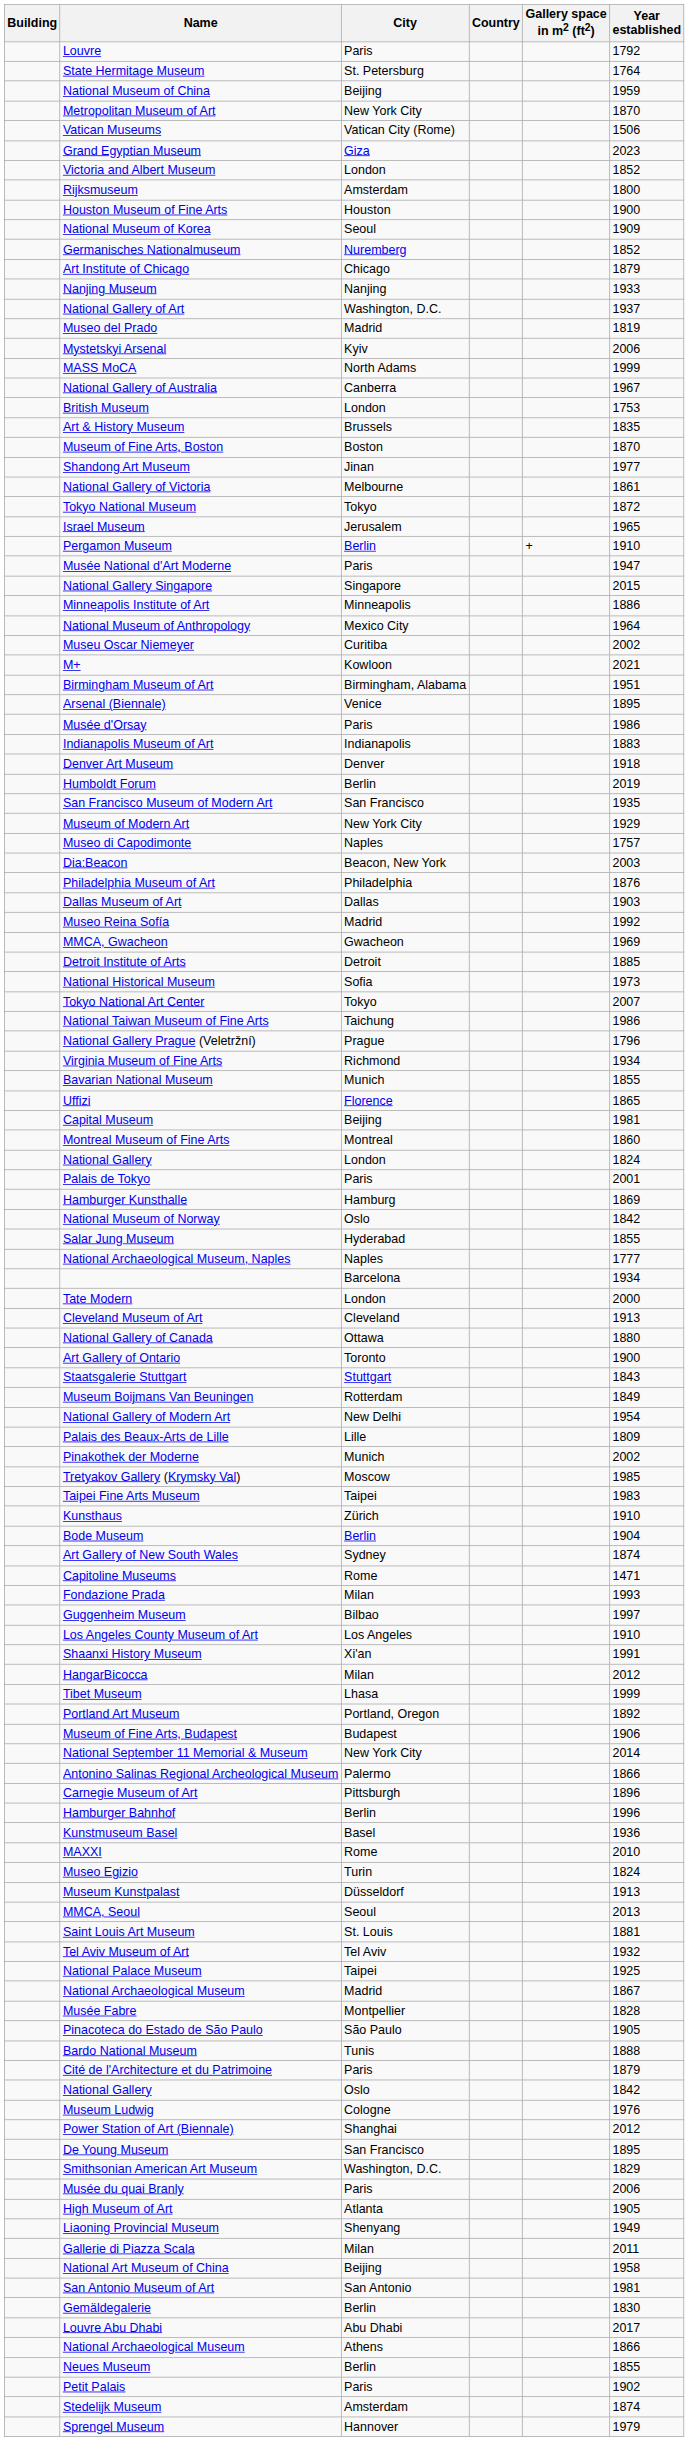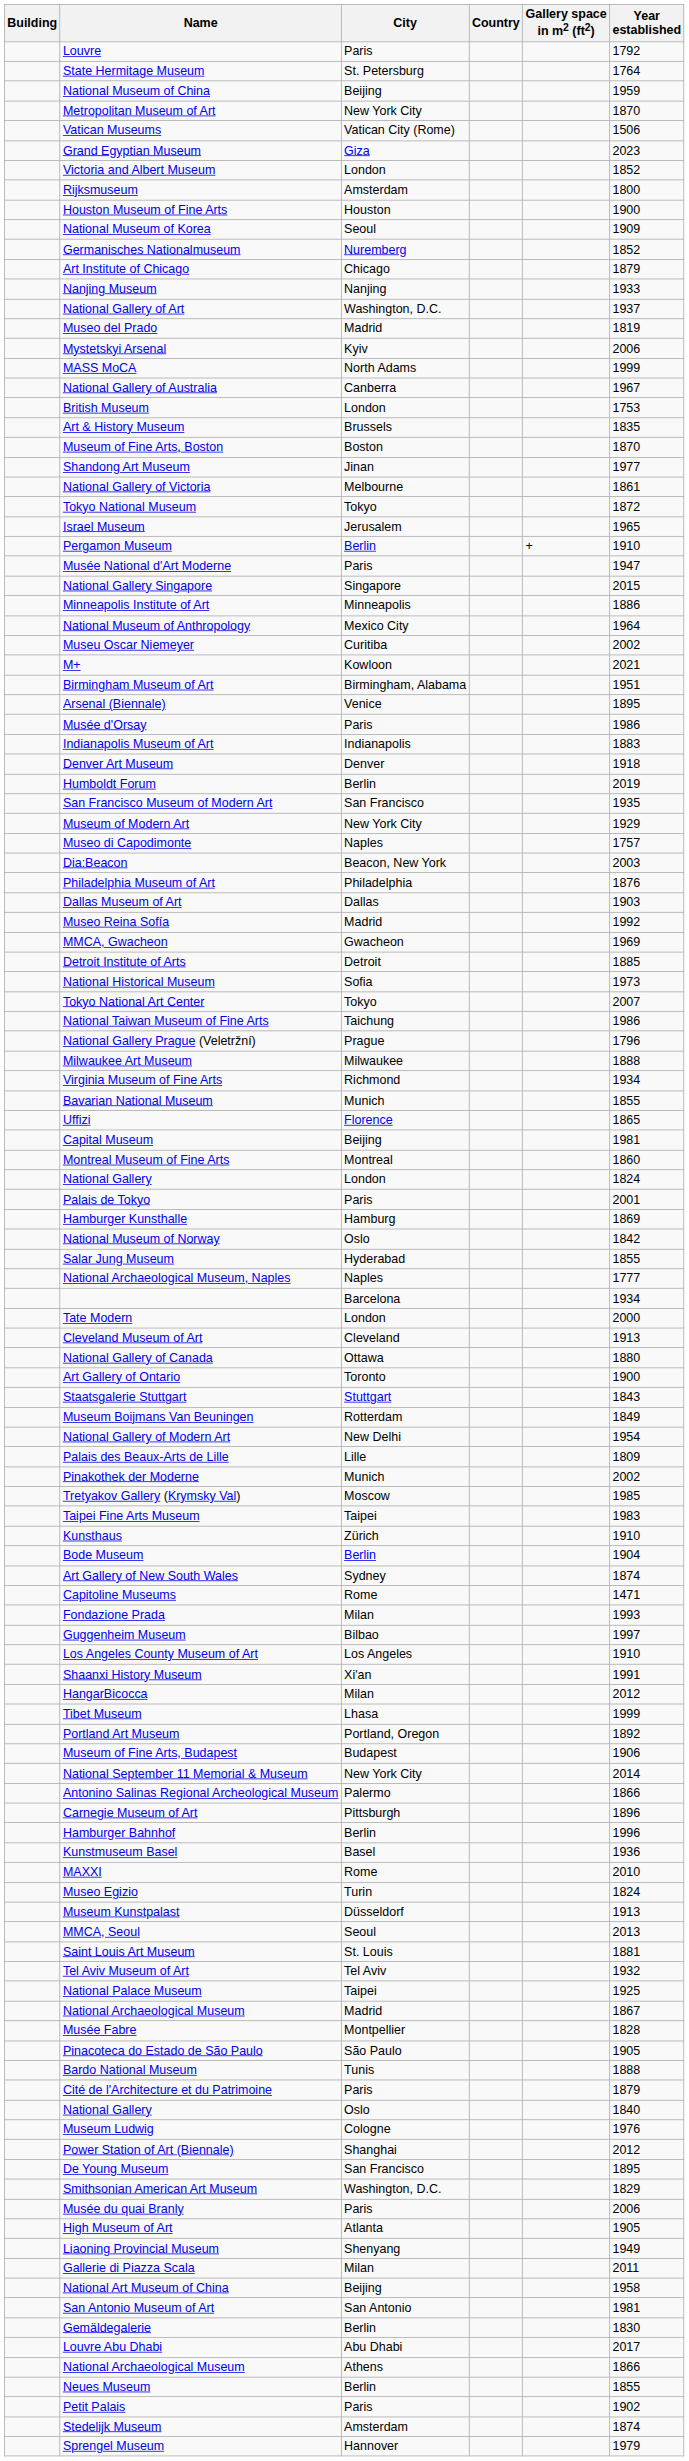+ row: (127, 1061)
(626, 2090) 1842 -> (626, 2110) 1840
